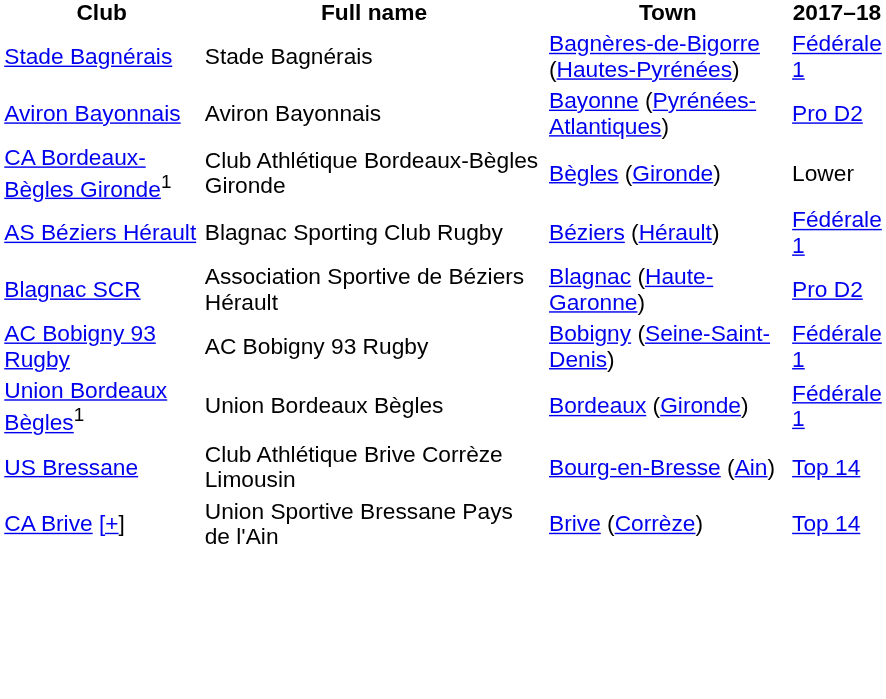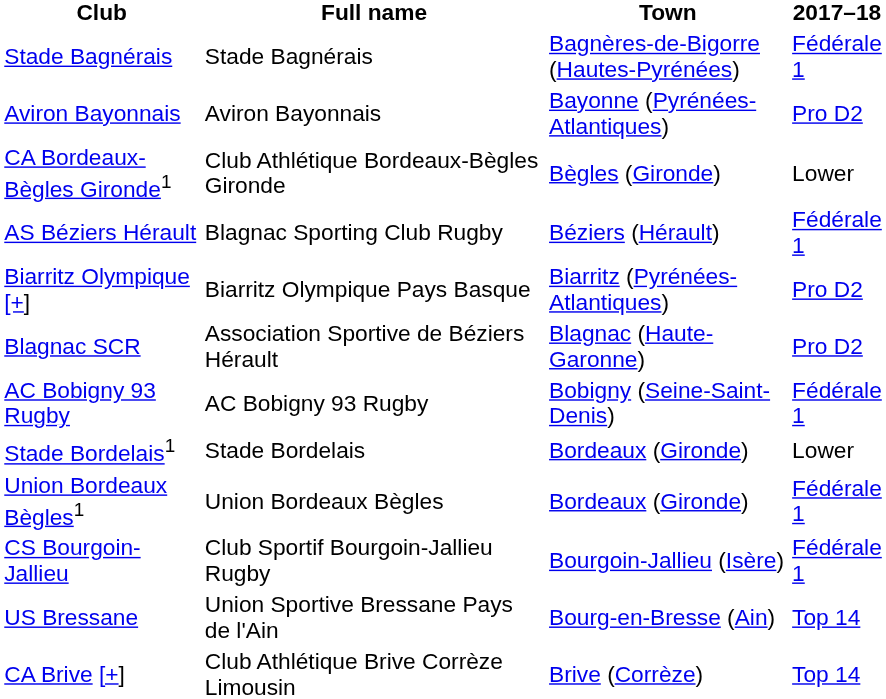+ row: (97, 290)
+ row: (90, 450)
+ row: (72, 560)
(354, 466) Club Athlétique Brive Corrèze Limousin -> (359, 617) Union Sportive Bressane Pays de l'Ain
(359, 523) Union Sportive Bressane Pays de l'Ain -> (354, 674) Club Athlétique Brive Corrèze Limousin
